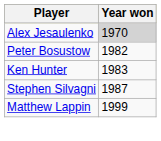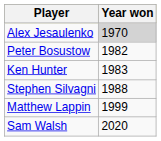(115, 88) 1987 -> (115, 88) 1988
+ row: (37, 126)
